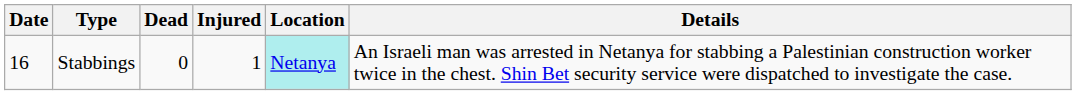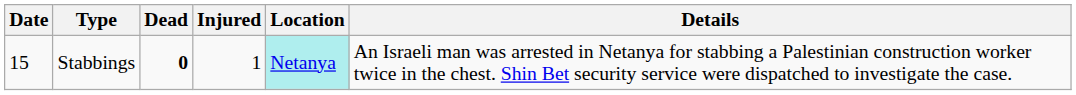(19, 62) 16 -> (19, 62) 15
(183, 62) normal -> (183, 62) bold
